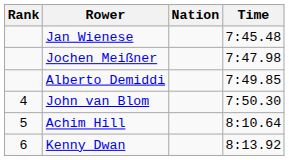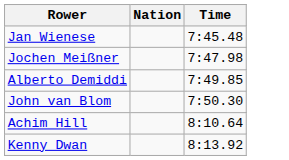- column: (24, 15)
